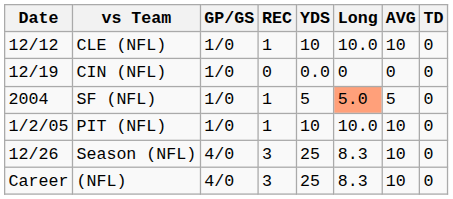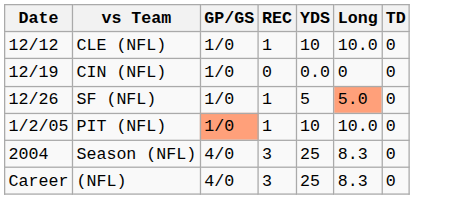- column: (401, 18)
(29, 100) 2004 -> (34, 100) 12/26
(219, 127) no background -> (219, 127) lightsalmon background
(34, 154) 12/26 -> (29, 154) 2004
